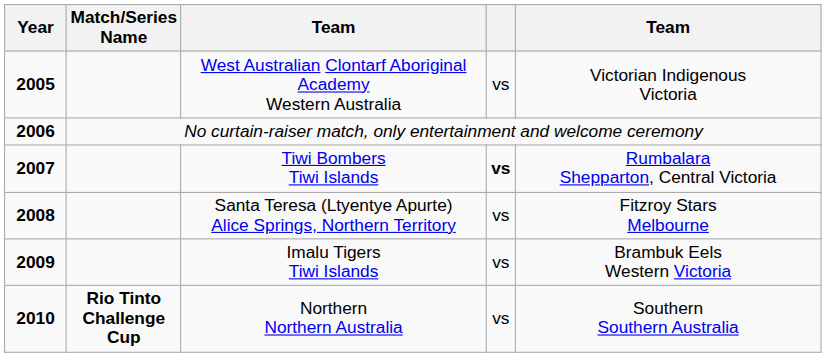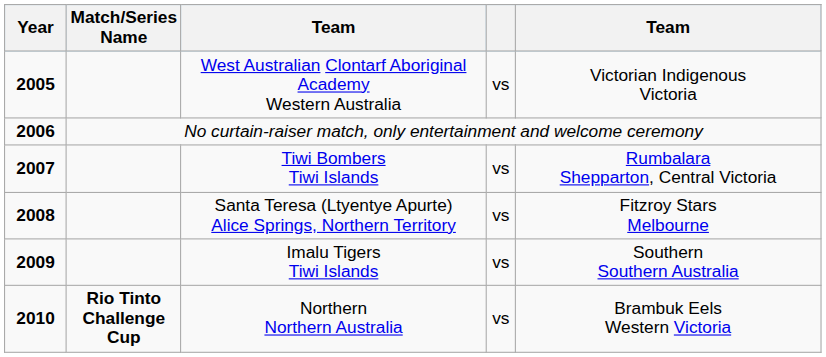(501, 168) bold -> (501, 168) normal
(668, 262) Brambuk Eels Western Victoria -> (668, 262) Southern Southern Australia
(668, 318) Southern Southern Australia -> (668, 318) Brambuk Eels Western Victoria
